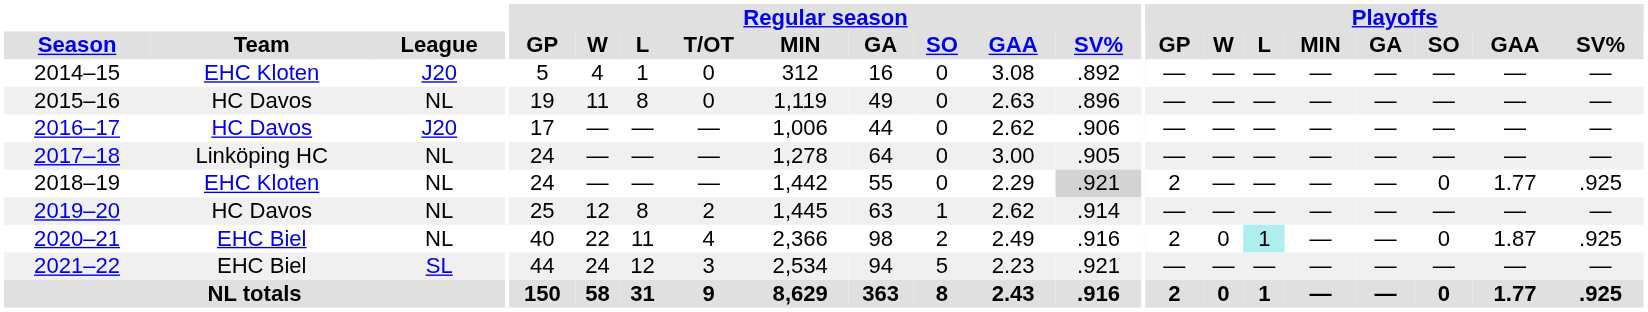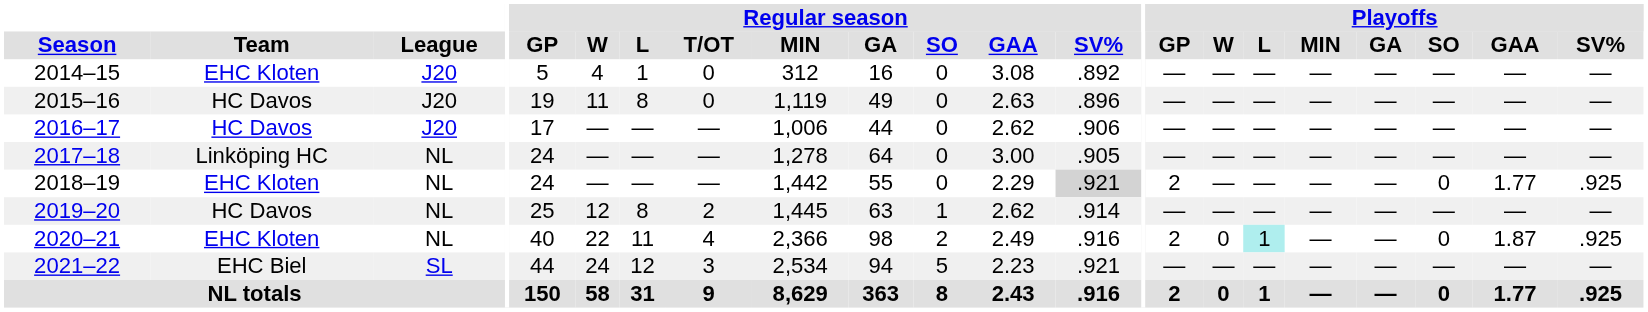(439, 100) NL -> (439, 100) J20
(262, 238) EHC Biel -> (262, 238) EHC Kloten
